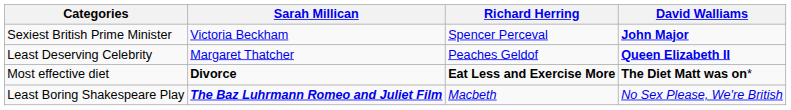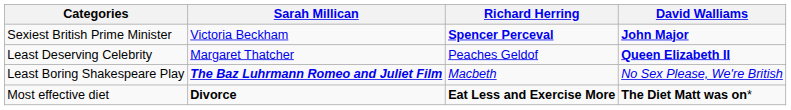(498, 34) normal -> (501, 34) bold
rows swapped: (58, 74) <-> (96, 94)
